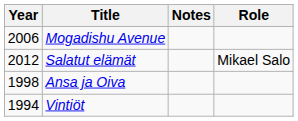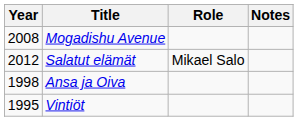columns swapped: (254, 15) <-> (191, 15)
(23, 37) 2006 -> (23, 37) 2008
(23, 104) 1994 -> (23, 104) 1995
